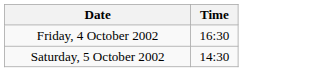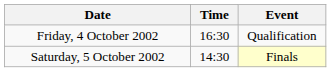+ column: (282, 14)
